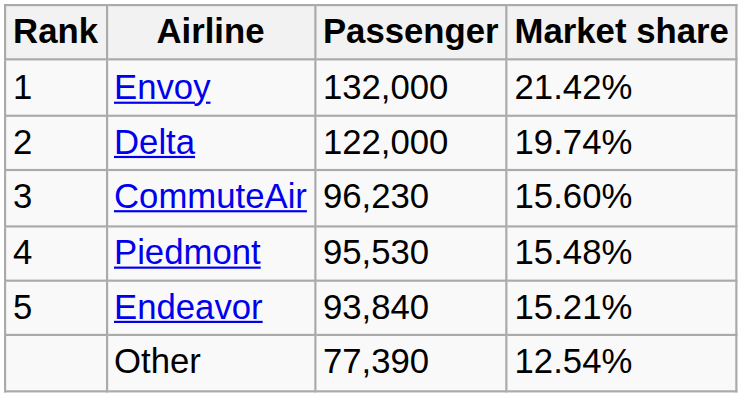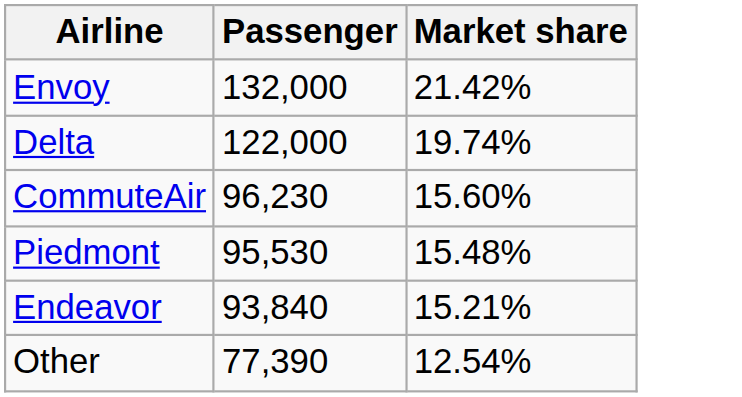- column: (56, 32)
